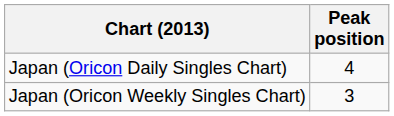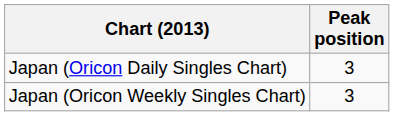(349, 67) 4 -> (349, 67) 3
